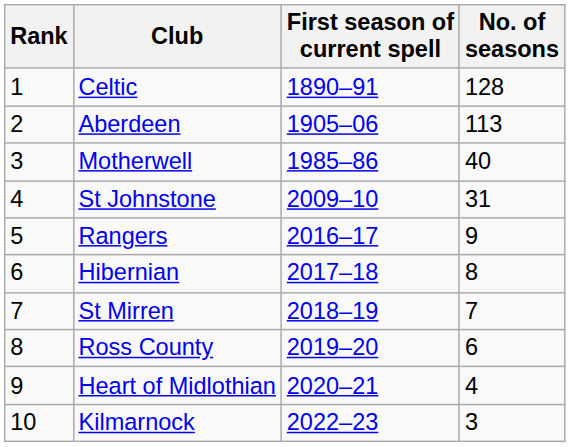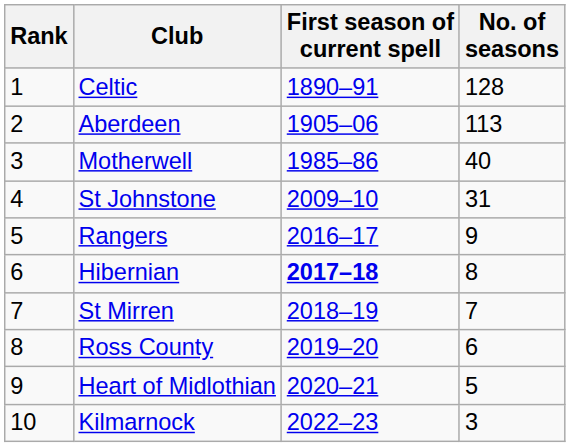(333, 273) normal -> (333, 273) bold
(471, 385) 4 -> (471, 385) 5
